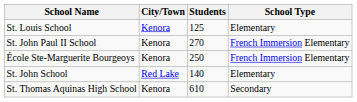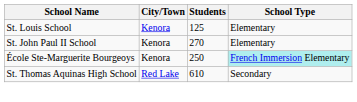(290, 43) French Immersion Elementary -> (253, 43) Elementary
(290, 58) no background -> (290, 58) paleturquoise background
- row: (37, 74)
(156, 89) Kenora -> (160, 74) Red Lake
